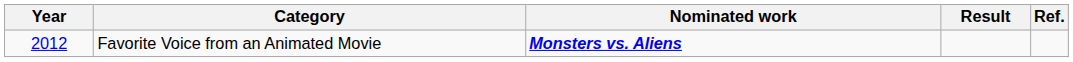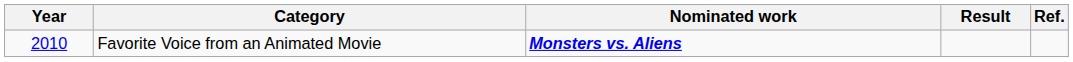(49, 43) 2012 -> (49, 43) 2010
